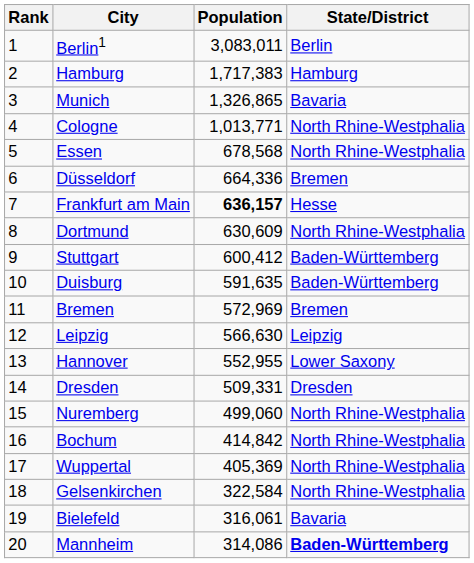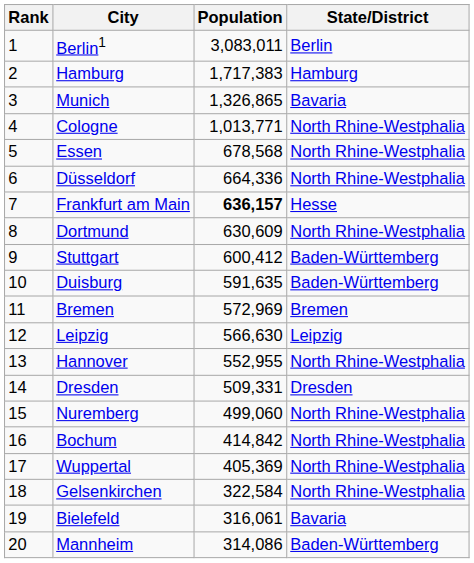(319, 178) Bremen -> (378, 178) North Rhine-Westphalia
(342, 361) Lower Saxony -> (378, 361) North Rhine-Westphalia
(369, 544) bold -> (364, 544) normal
